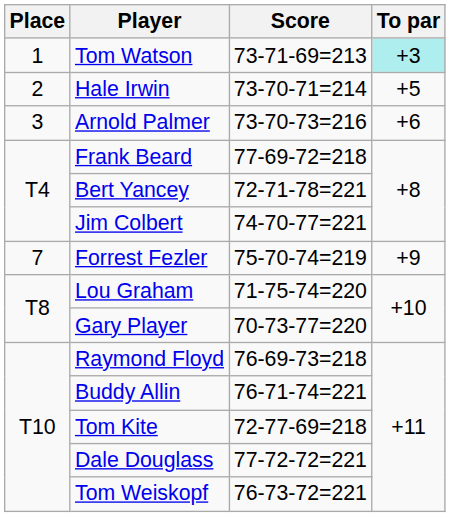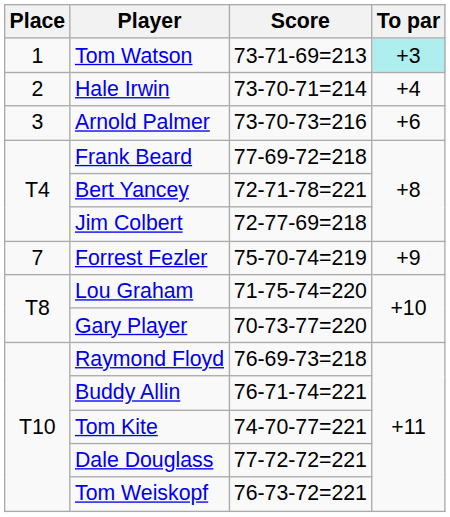(408, 88) +5 -> (408, 88) +4
(300, 223) 74-70-77=221 -> (300, 223) 72-77-69=218
(300, 426) 72-77-69=218 -> (300, 426) 74-70-77=221
